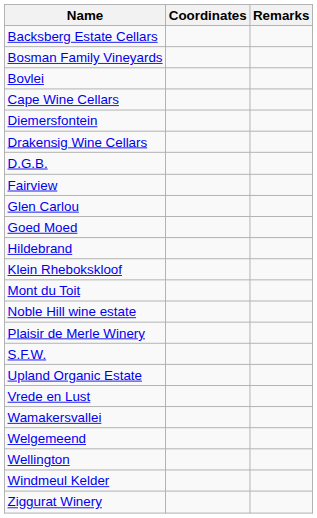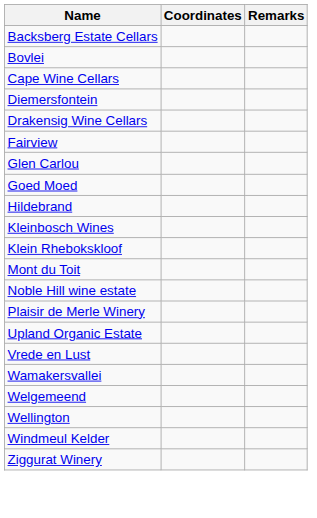- row: (85, 58)
- row: (28, 163)
+ row: (61, 227)
- row: (27, 354)
